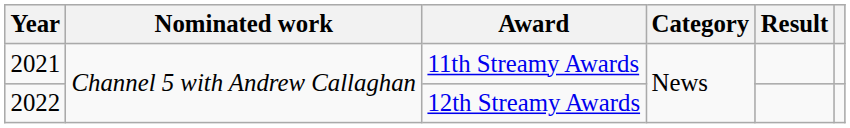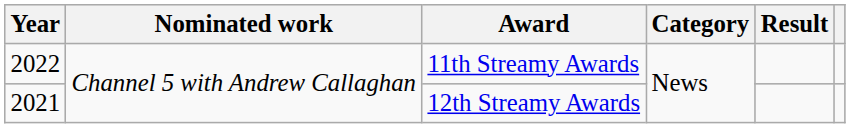(35, 63) 2021 -> (35, 63) 2022
(35, 102) 2022 -> (35, 102) 2021
